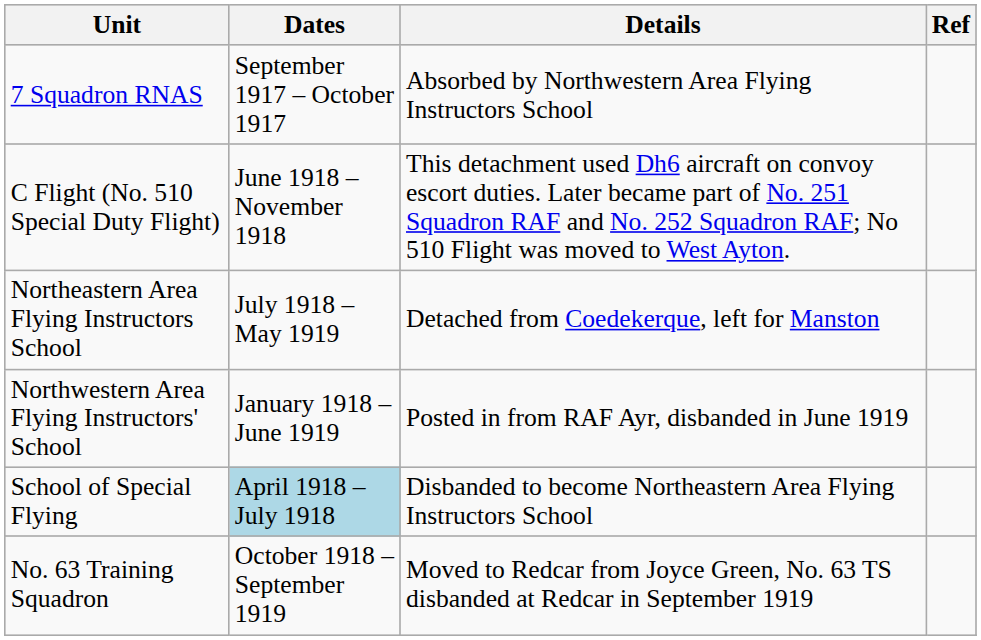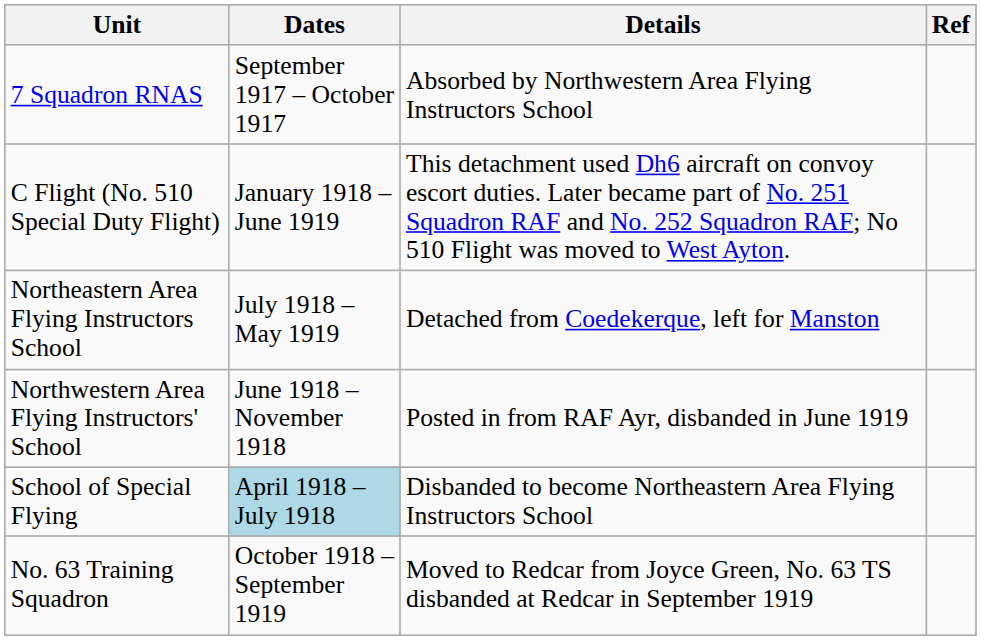(297, 206) June 1918 – November 1918 -> (313, 206) January 1918 – June 1919
(313, 417) January 1918 – June 1919 -> (297, 417) June 1918 – November 1918
